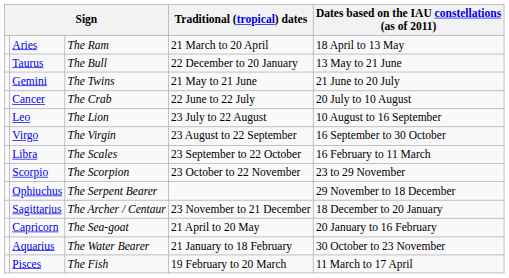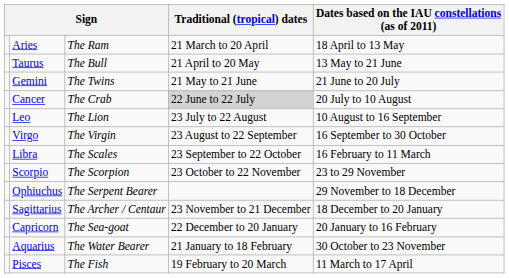(234, 63) 22 December to 20 January -> (215, 63) 21 April to 20 May
(213, 99) no background -> (213, 99) lightgrey background
(215, 227) 21 April to 20 May -> (234, 227) 22 December to 20 January
